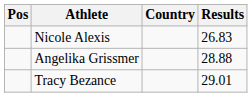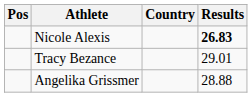(217, 37) normal -> (217, 37) bold
rows swapped: (87, 59) <-> (75, 80)
